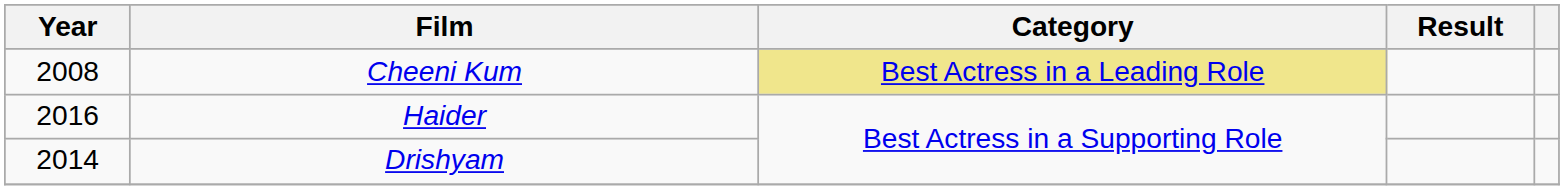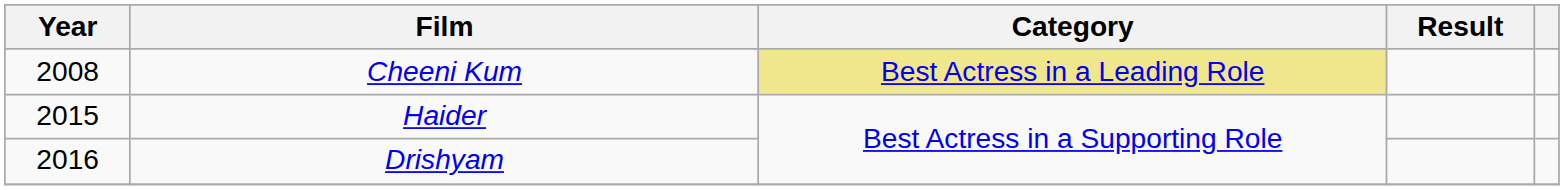(68, 116) 2016 -> (68, 116) 2015
(68, 160) 2014 -> (68, 160) 2016
